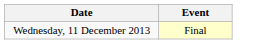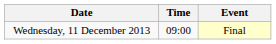+ column: (178, 13)
